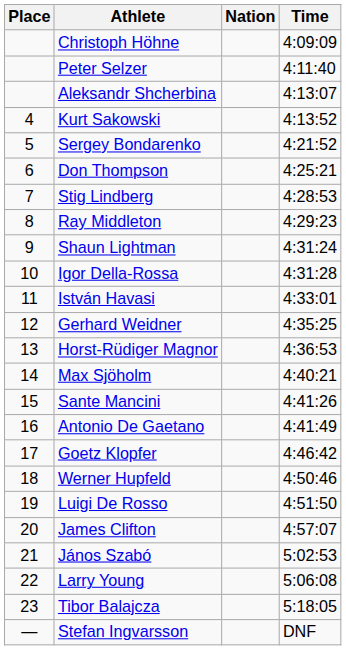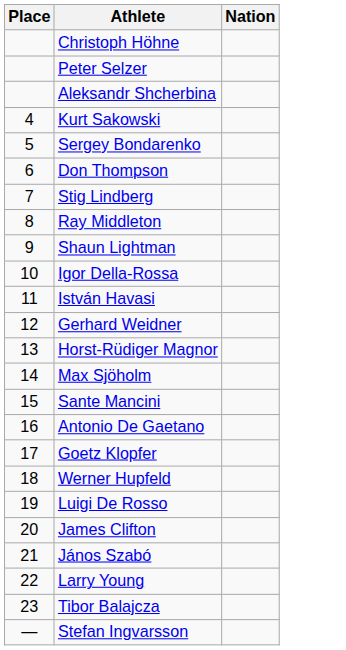- column: (310, 17)
